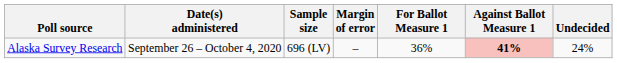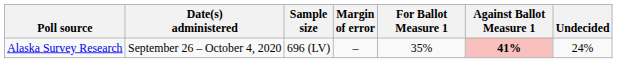(422, 48) 36% -> (422, 48) 35%
